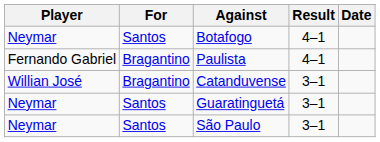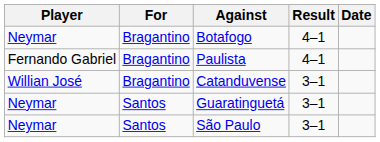(144, 37) Santos -> (156, 37) Bragantino
